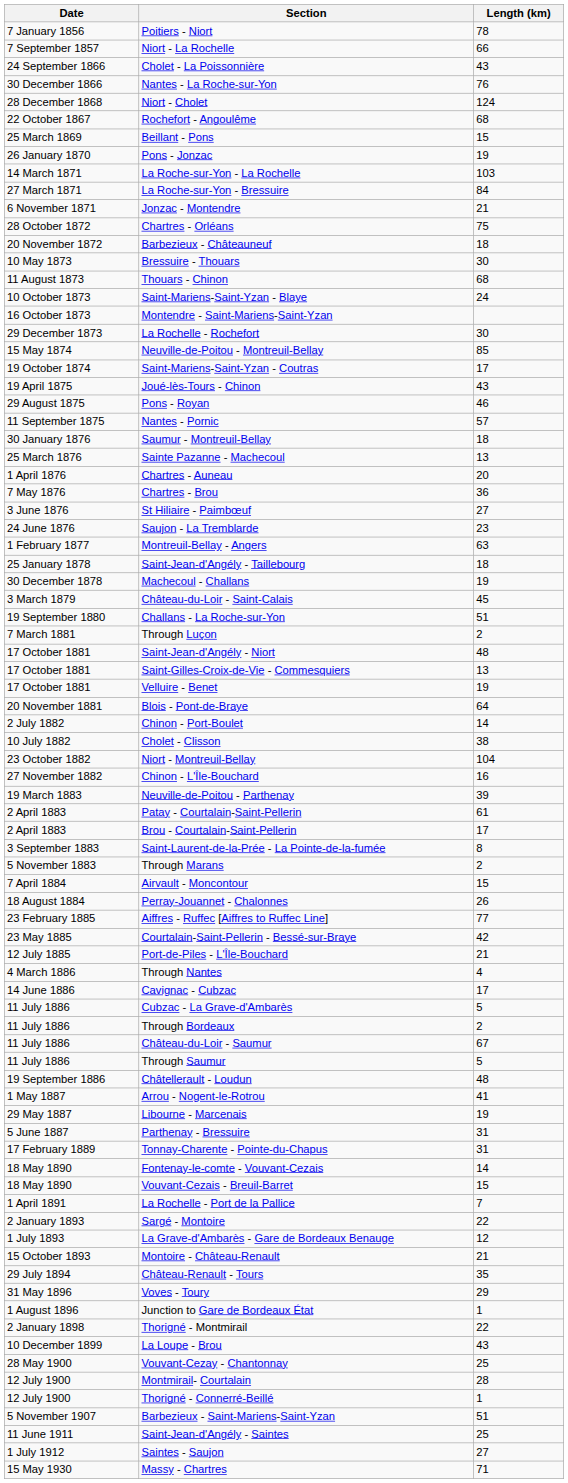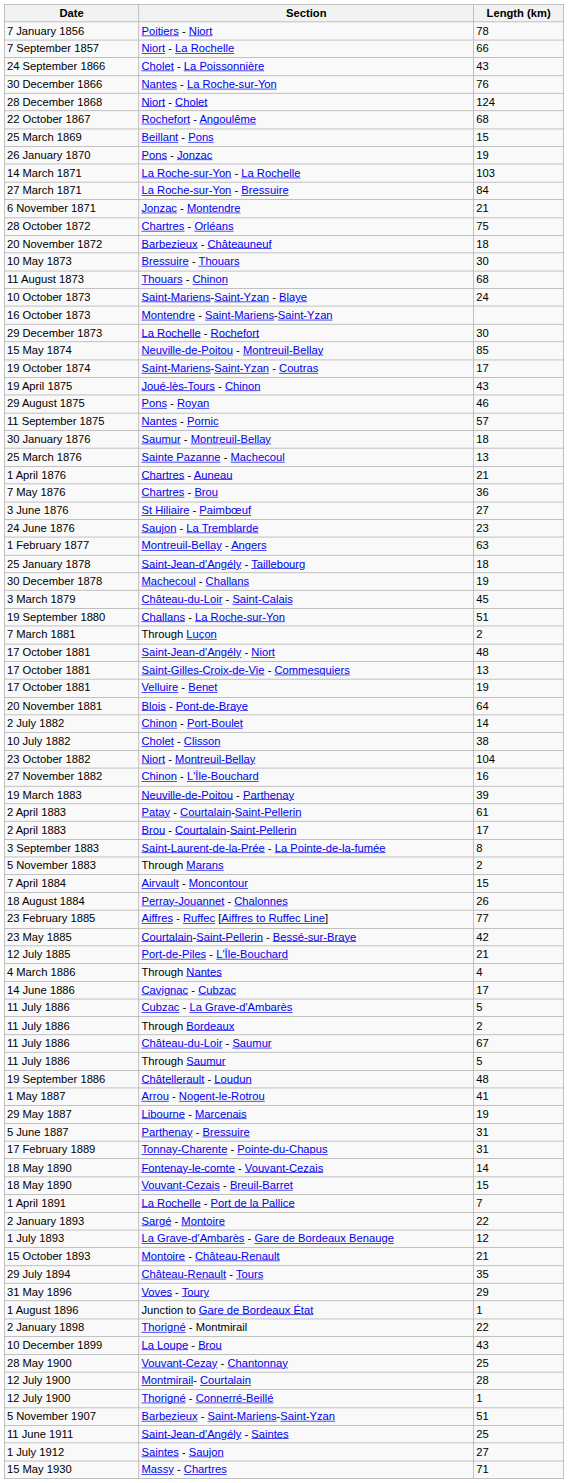(482, 475) 20 -> (482, 475) 21
